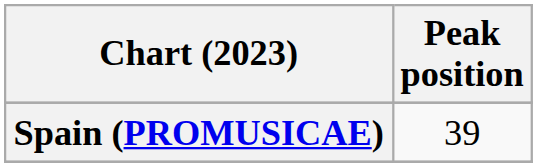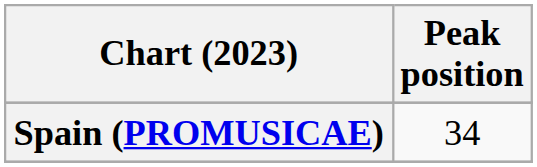(462, 131) 39 -> (462, 131) 34
